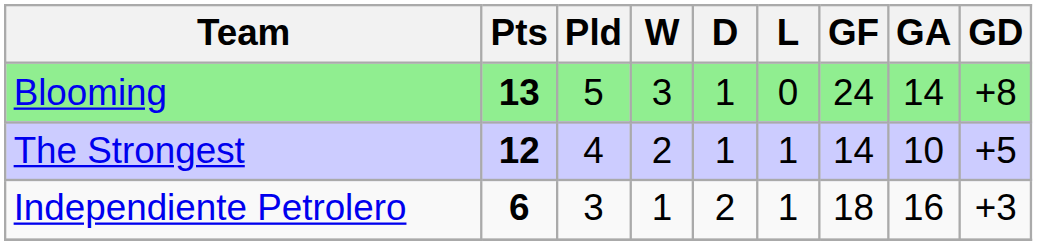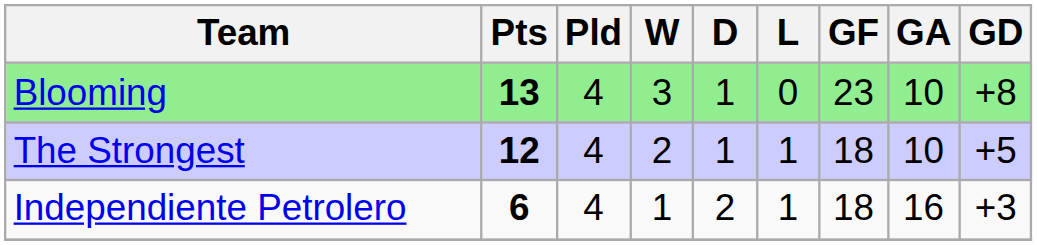(593, 92) 5 -> (593, 92) 4
(853, 92) 24 -> (853, 92) 23
(924, 92) 14 -> (924, 92) 10
(853, 150) 14 -> (853, 150) 18
(593, 208) 3 -> (593, 208) 4
